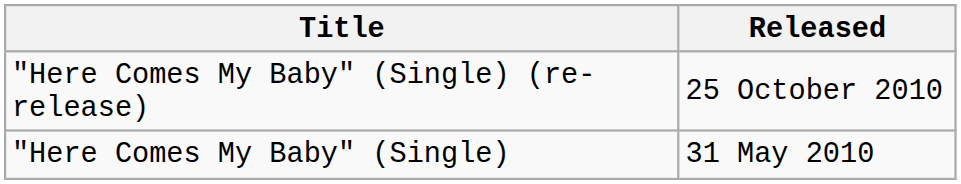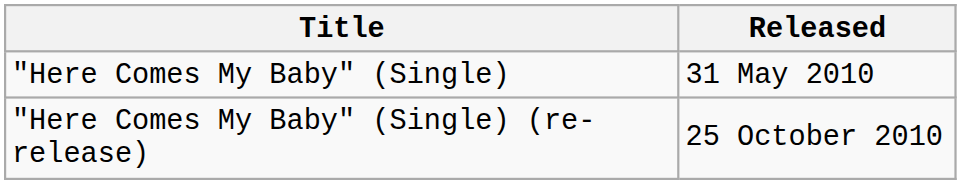rows swapped: (261, 155) <-> (304, 92)
